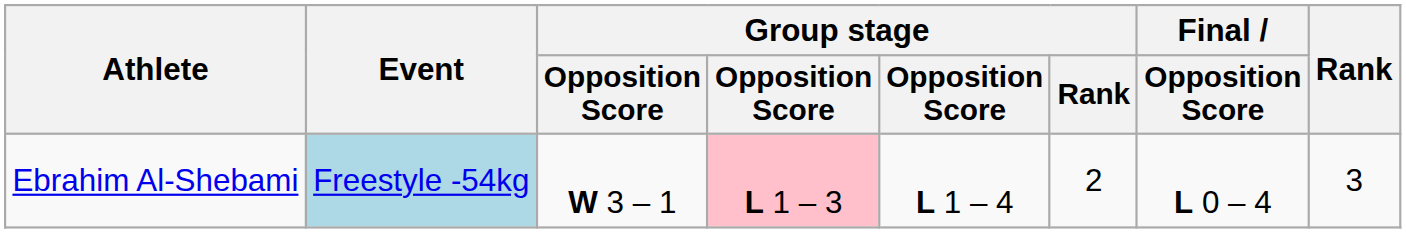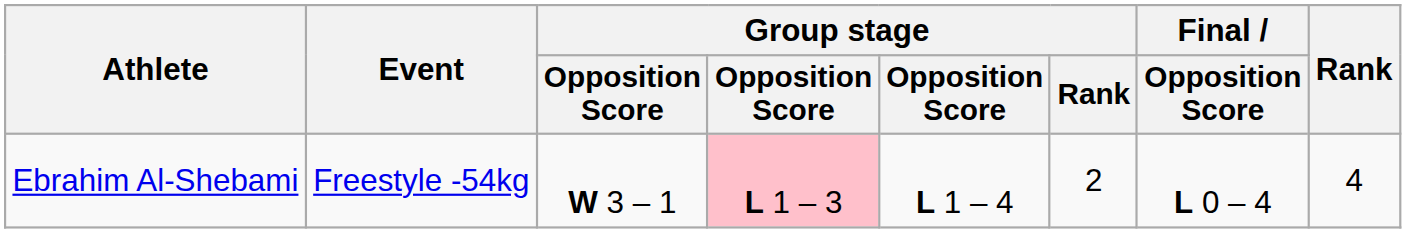(421, 181) lightblue background -> (421, 181) no background
(1354, 181) 3 -> (1354, 181) 4
